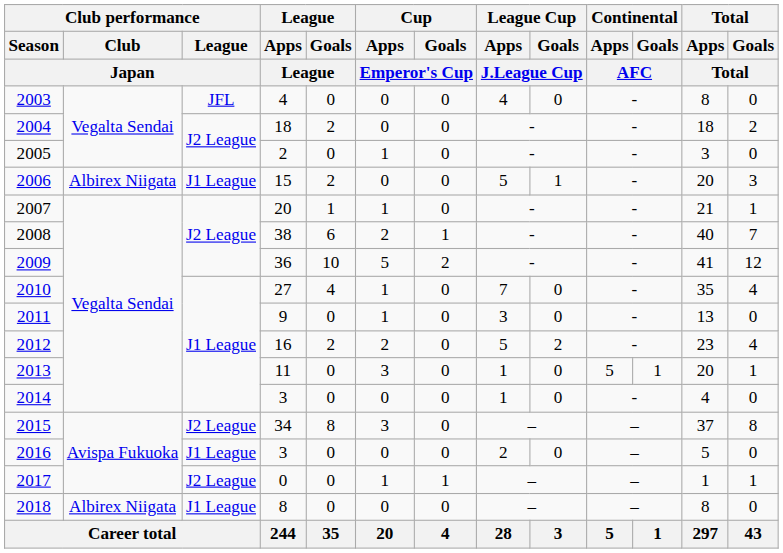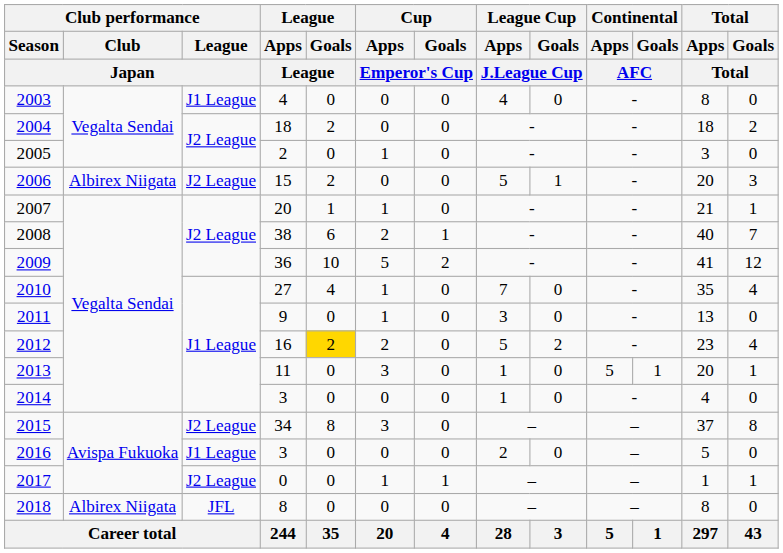(221, 99) JFL -> (221, 99) J1 League
(221, 180) J1 League -> (221, 180) J2 League
(331, 343) no background -> (331, 343) gold background
(221, 506) J1 League -> (221, 506) JFL
